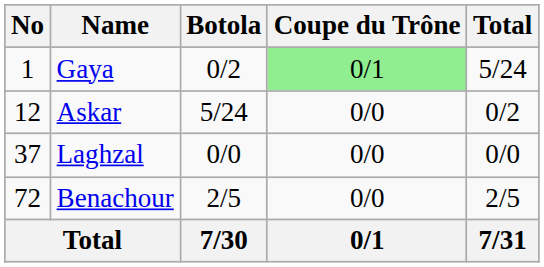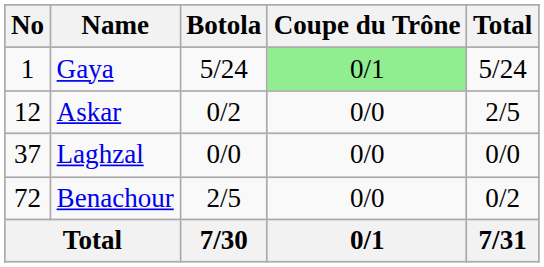(224, 68) 0/2 -> (224, 68) 5/24
(224, 111) 5/24 -> (224, 111) 0/2
(503, 111) 0/2 -> (503, 111) 2/5
(503, 197) 2/5 -> (503, 197) 0/2
